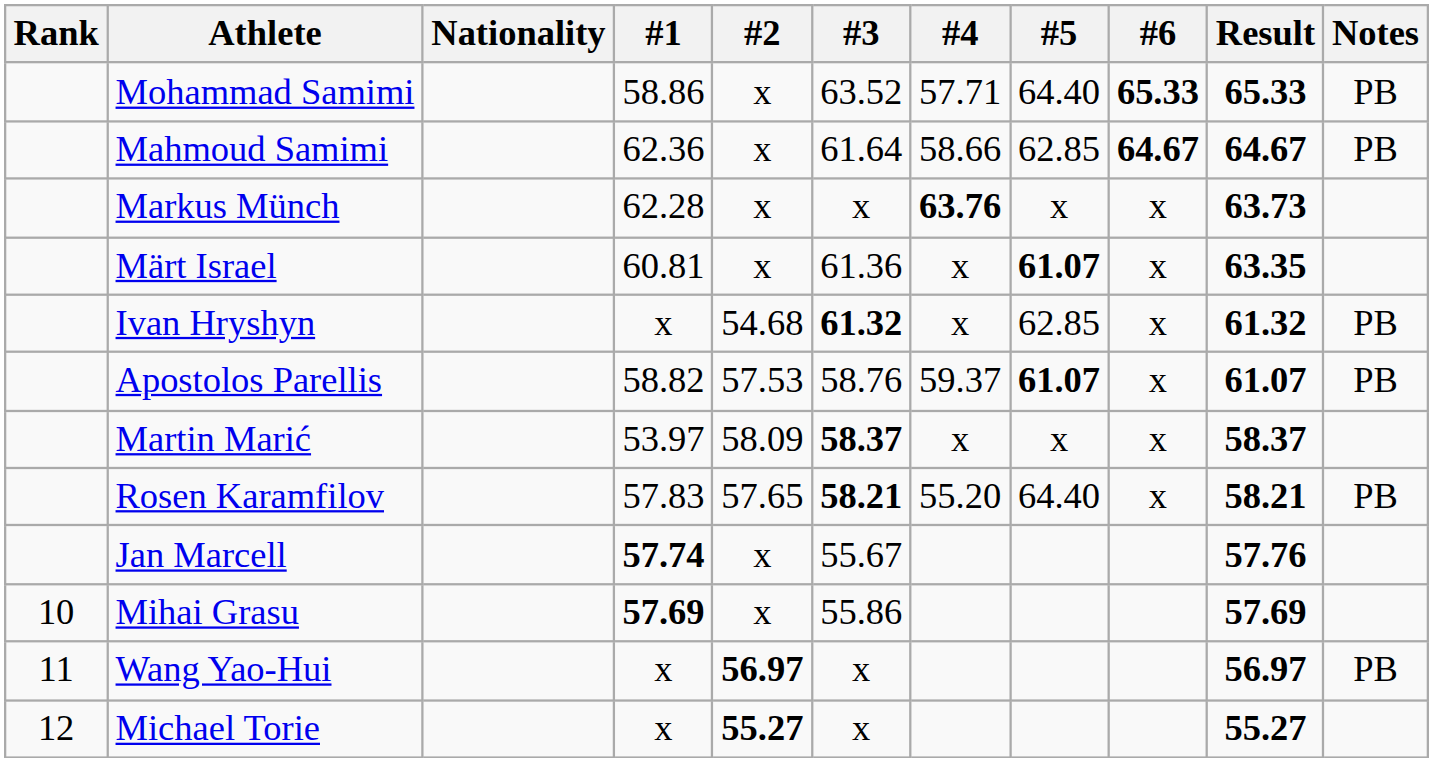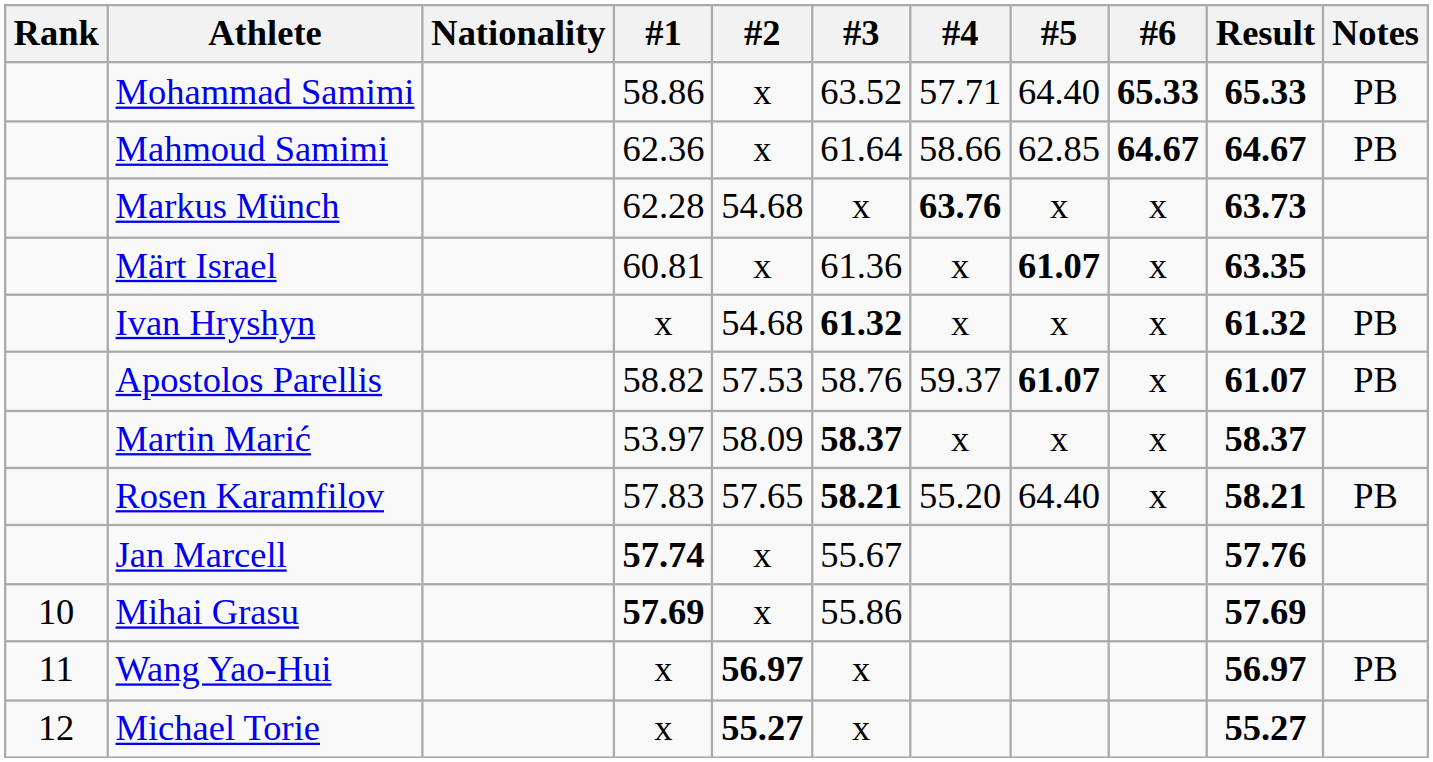(762, 206) x -> (762, 206) 54.68
(1059, 322) 62.85 -> (1059, 322) x
